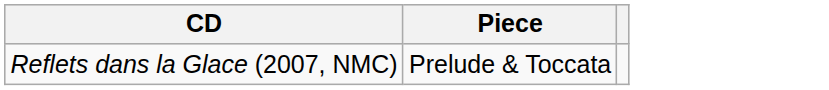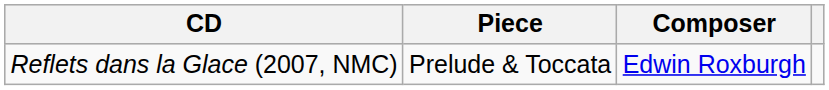+ column: (714, 24)
